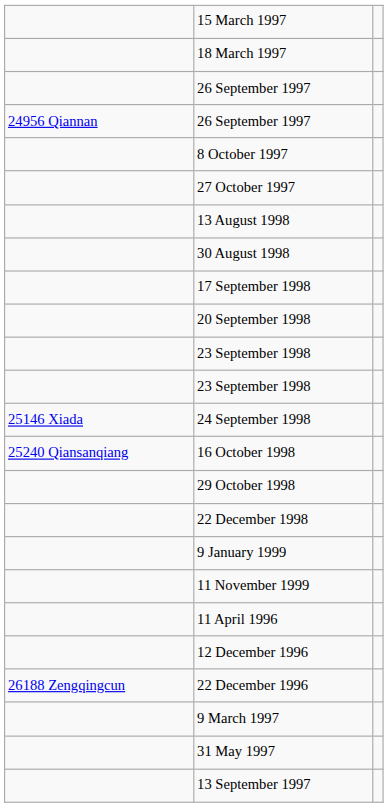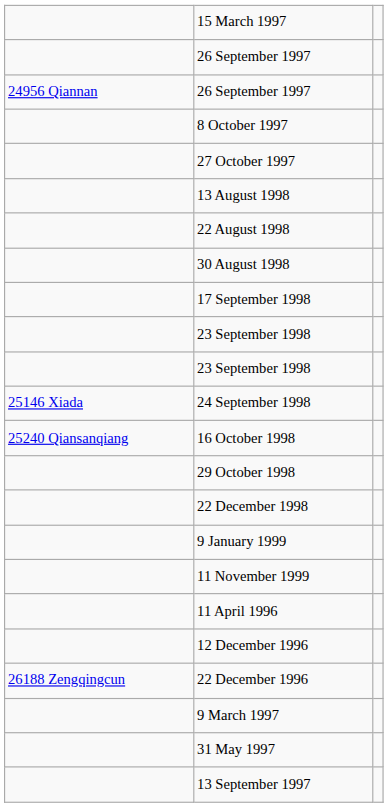- row: (99, 55)
+ row: (99, 230)
- row: (99, 321)
